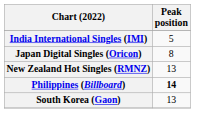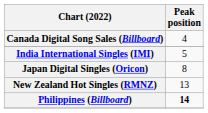+ row: (85, 38)
- row: (78, 100)
